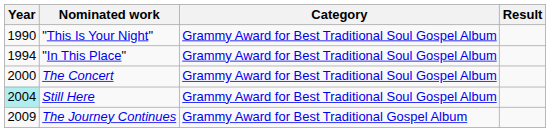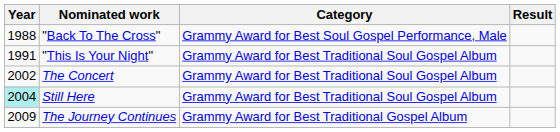+ row: (101, 35)
(22, 35) 1990 -> (22, 55) 1991
- row: (84, 55)
(22, 76) 2000 -> (22, 76) 2002
